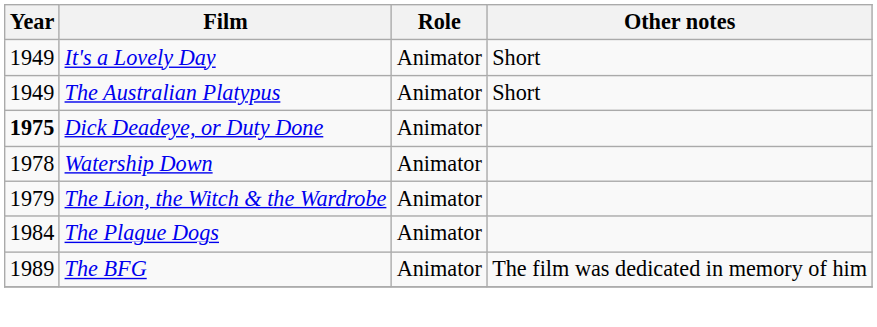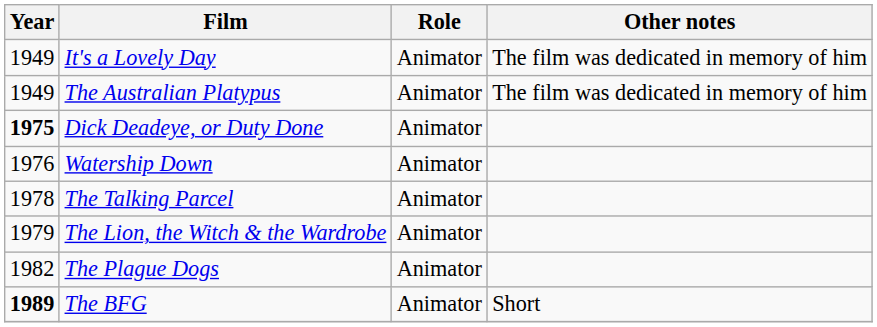(516, 57) Short -> (680, 57) The film was dedicated in memory of him
(516, 92) Short -> (680, 92) The film was dedicated in memory of him
(32, 163) 1978 -> (32, 163) 1976
+ row: (149, 198)
(32, 233) 1984 -> (32, 269) 1982
(32, 269) normal -> (32, 304) bold
(680, 269) The film was dedicated in memory of him -> (516, 304) Short
